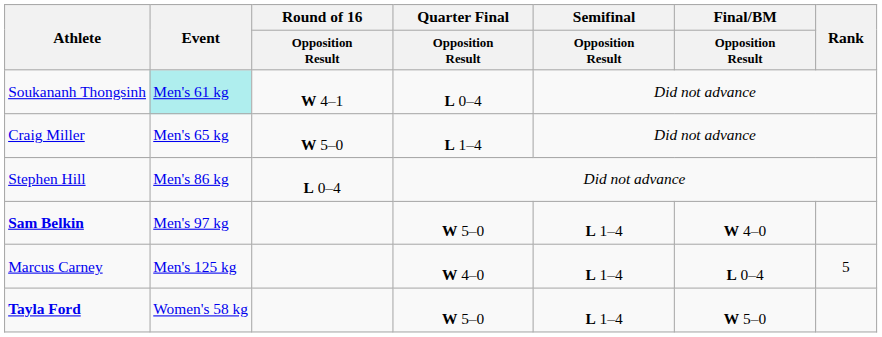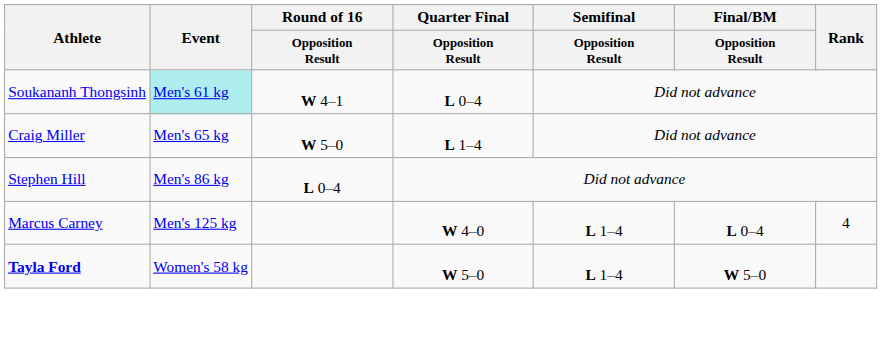- row: (46, 223)
(846, 266) 5 -> (846, 223) 4
